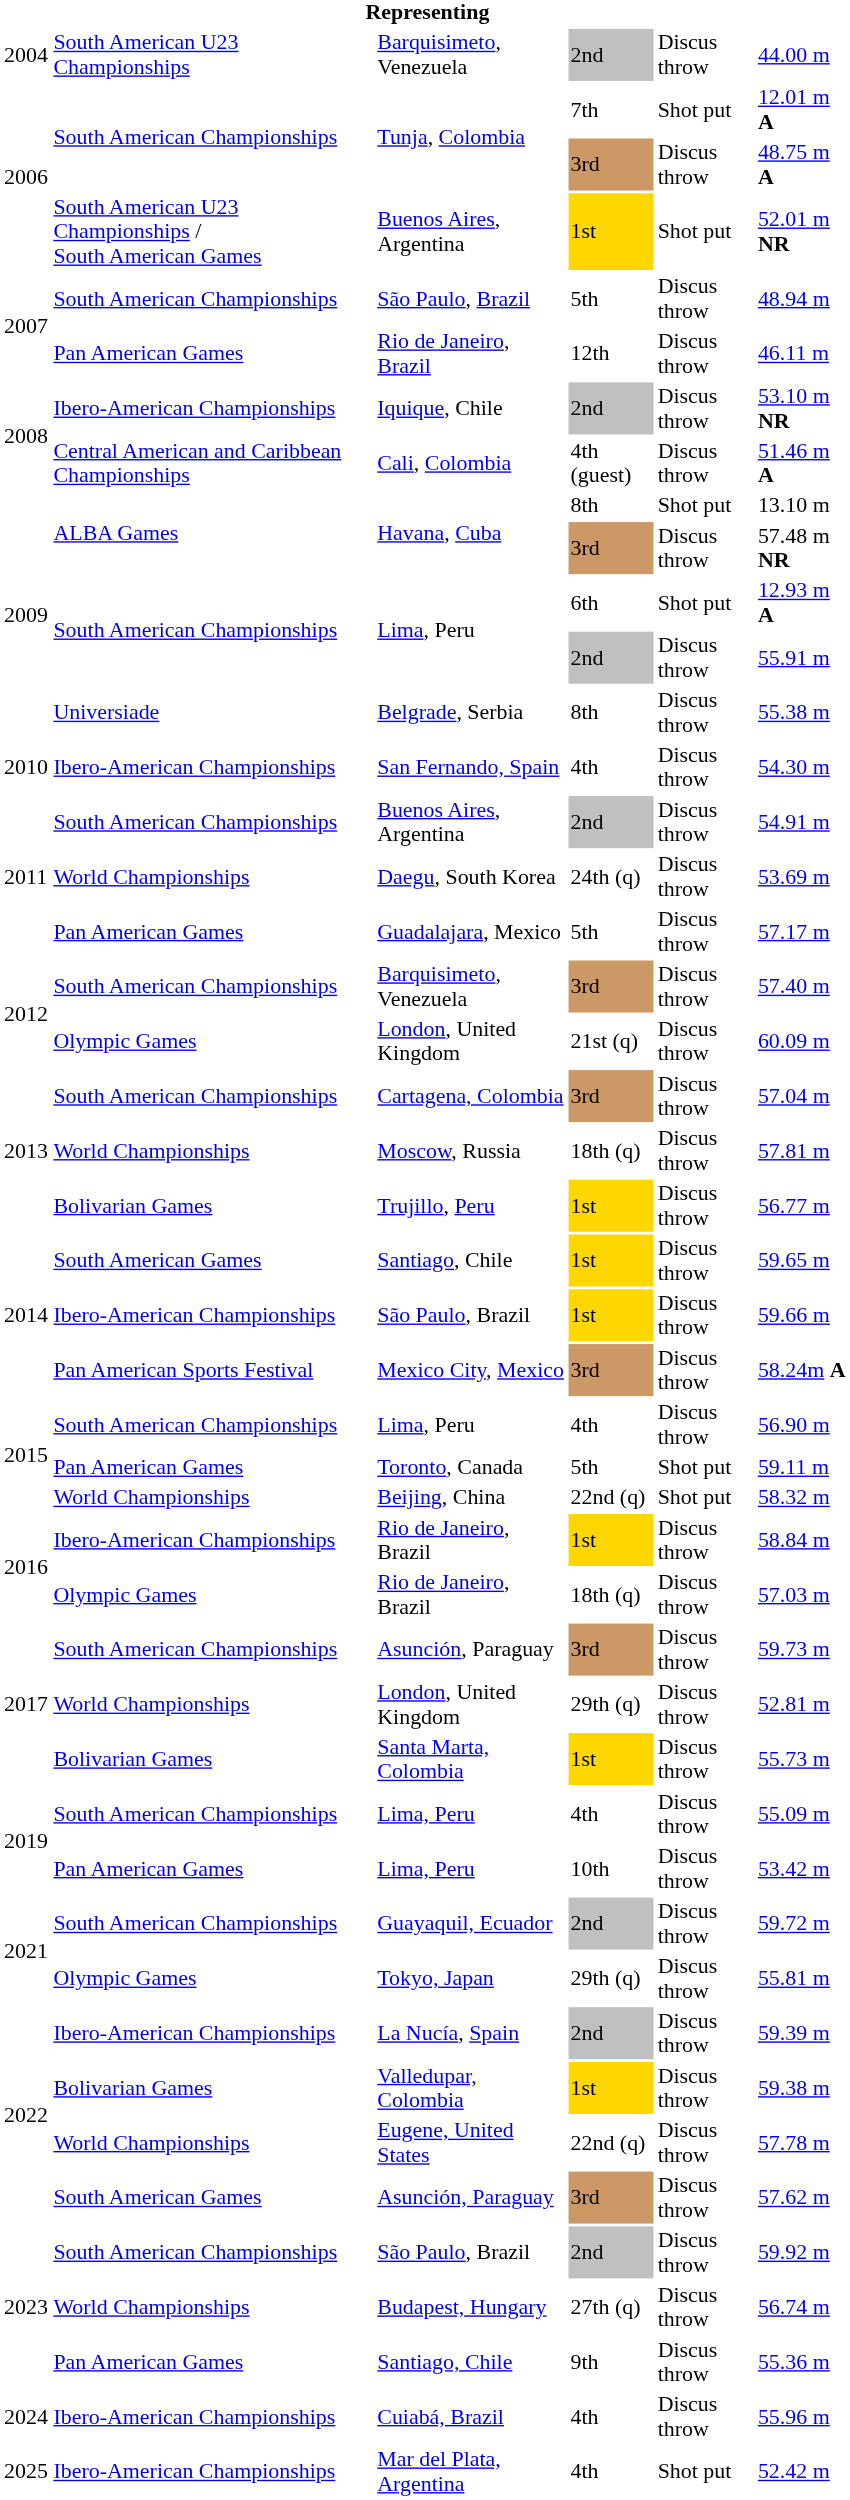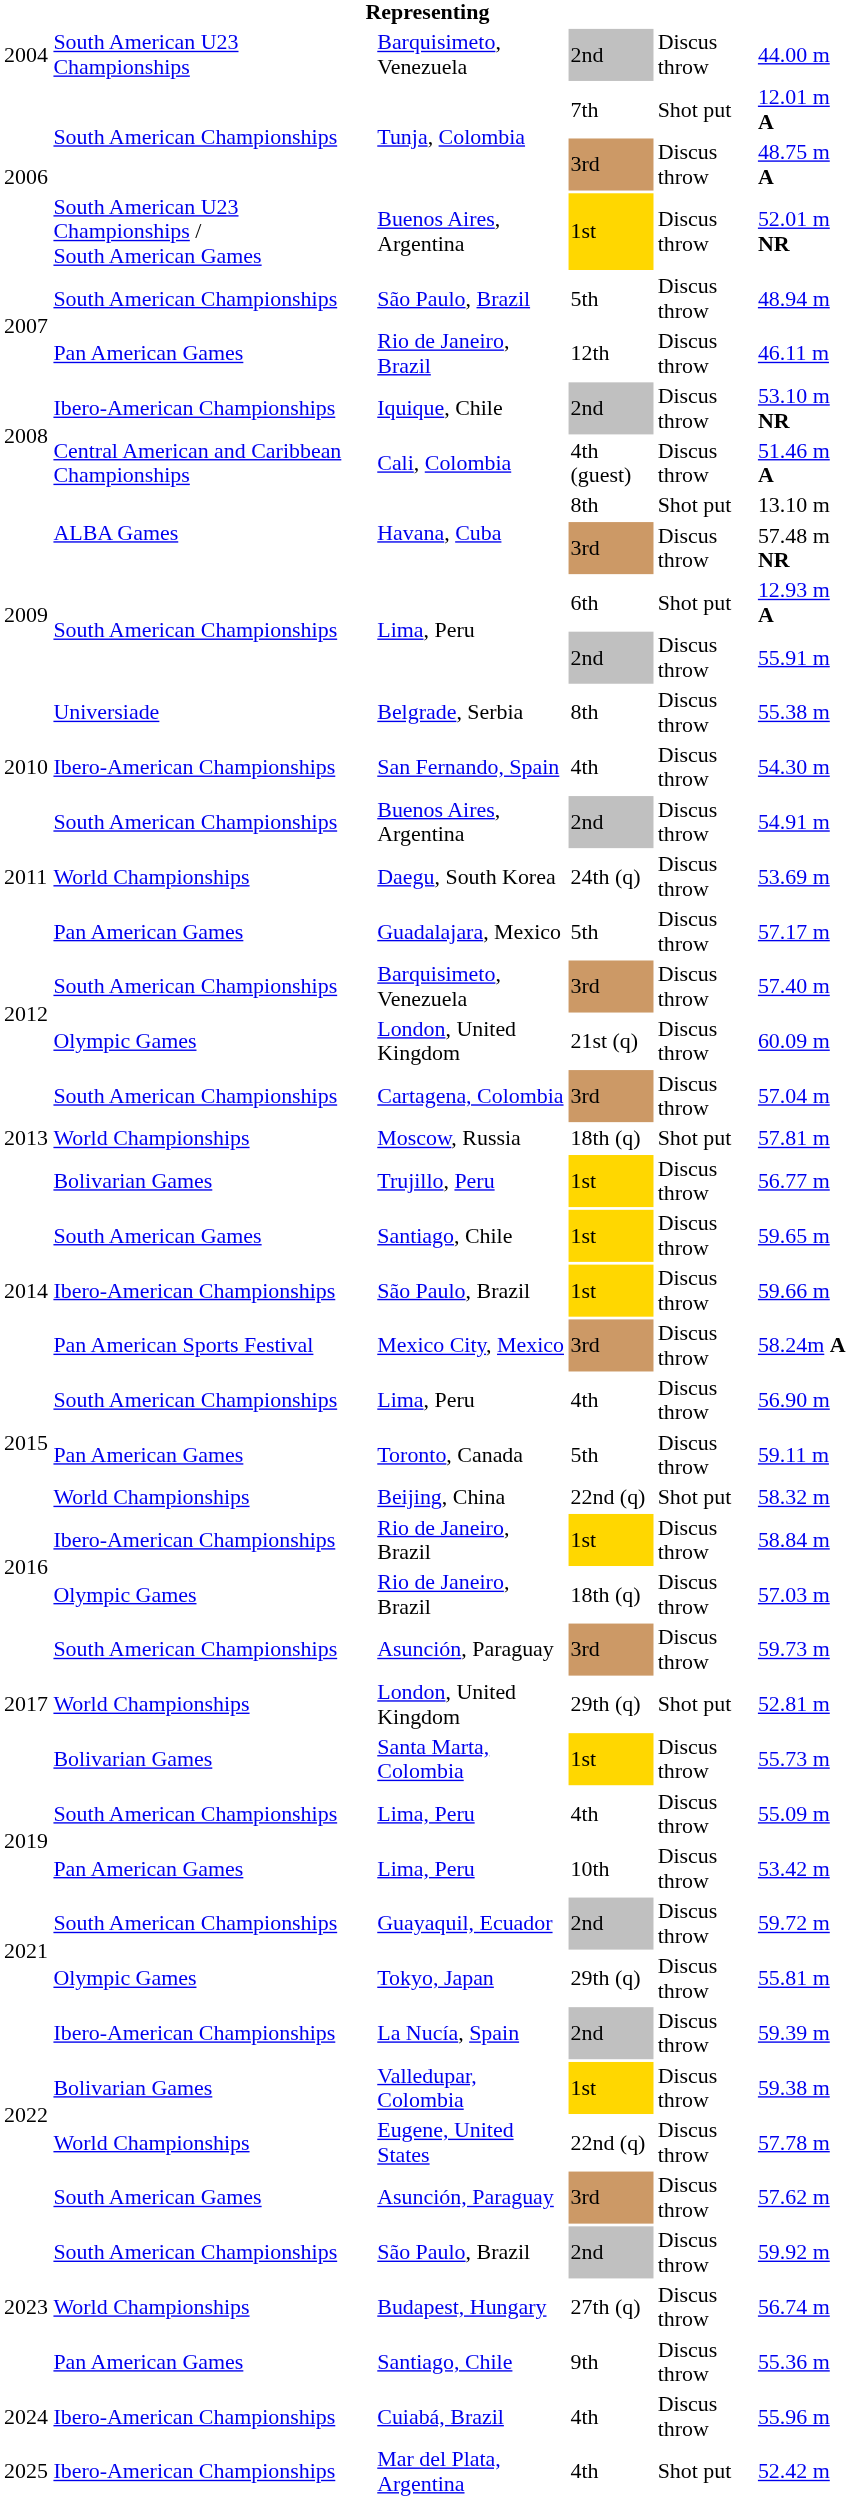(694, 231) Shot put -> (687, 231) Discus throw
(687, 1150) Discus throw -> (694, 1138) Shot put
(694, 1467) Shot put -> (687, 1454) Discus throw
(687, 1704) Discus throw -> (694, 1704) Shot put
